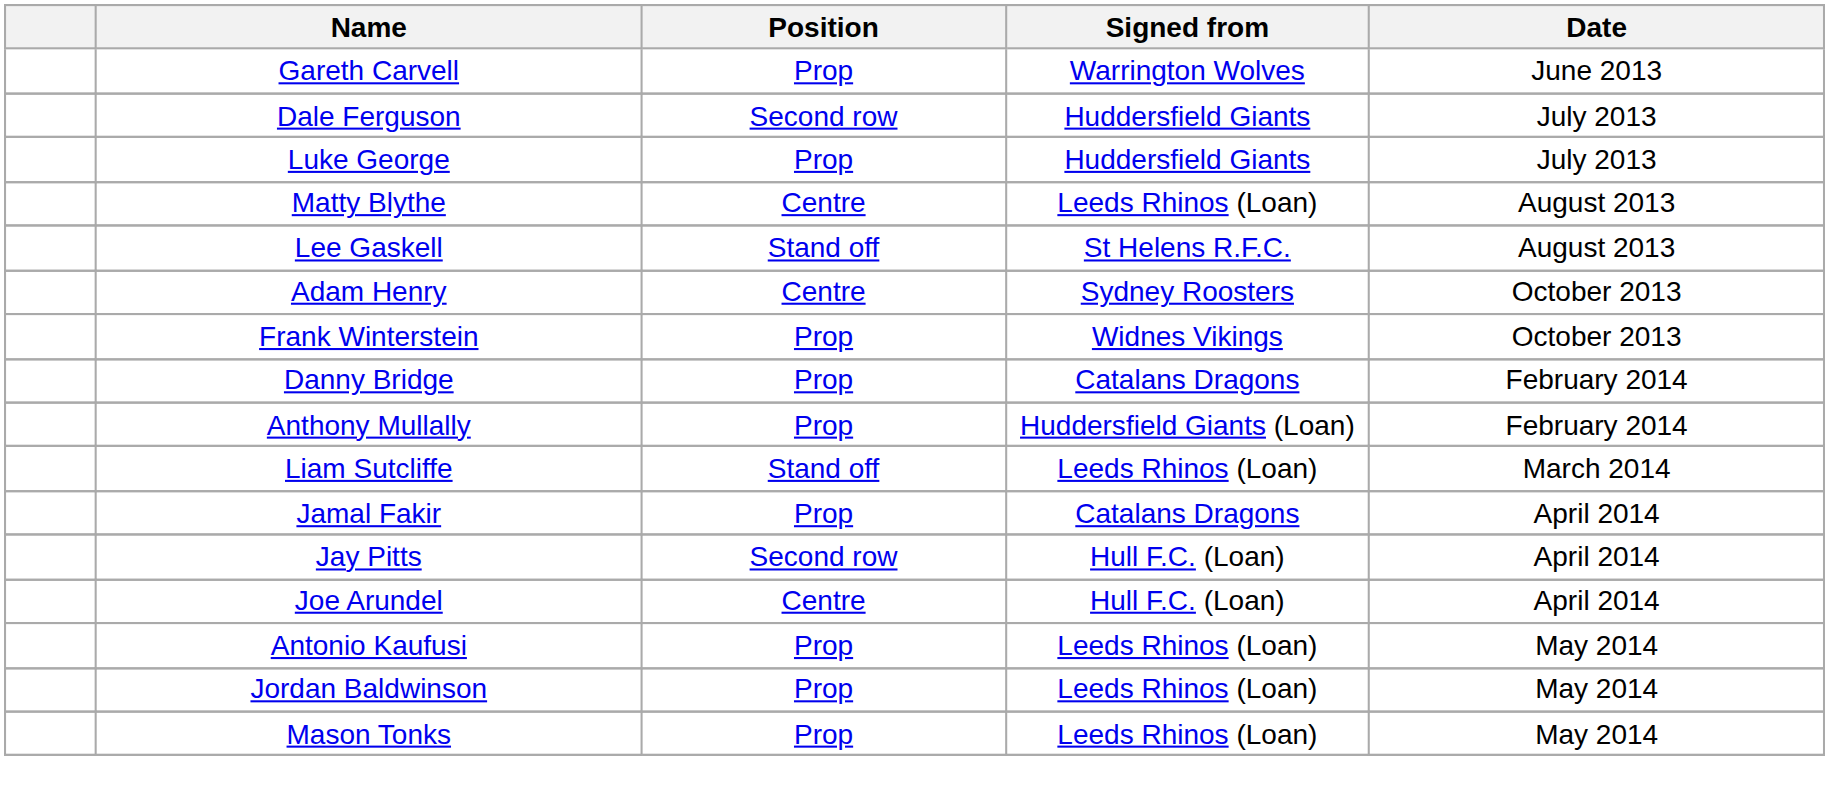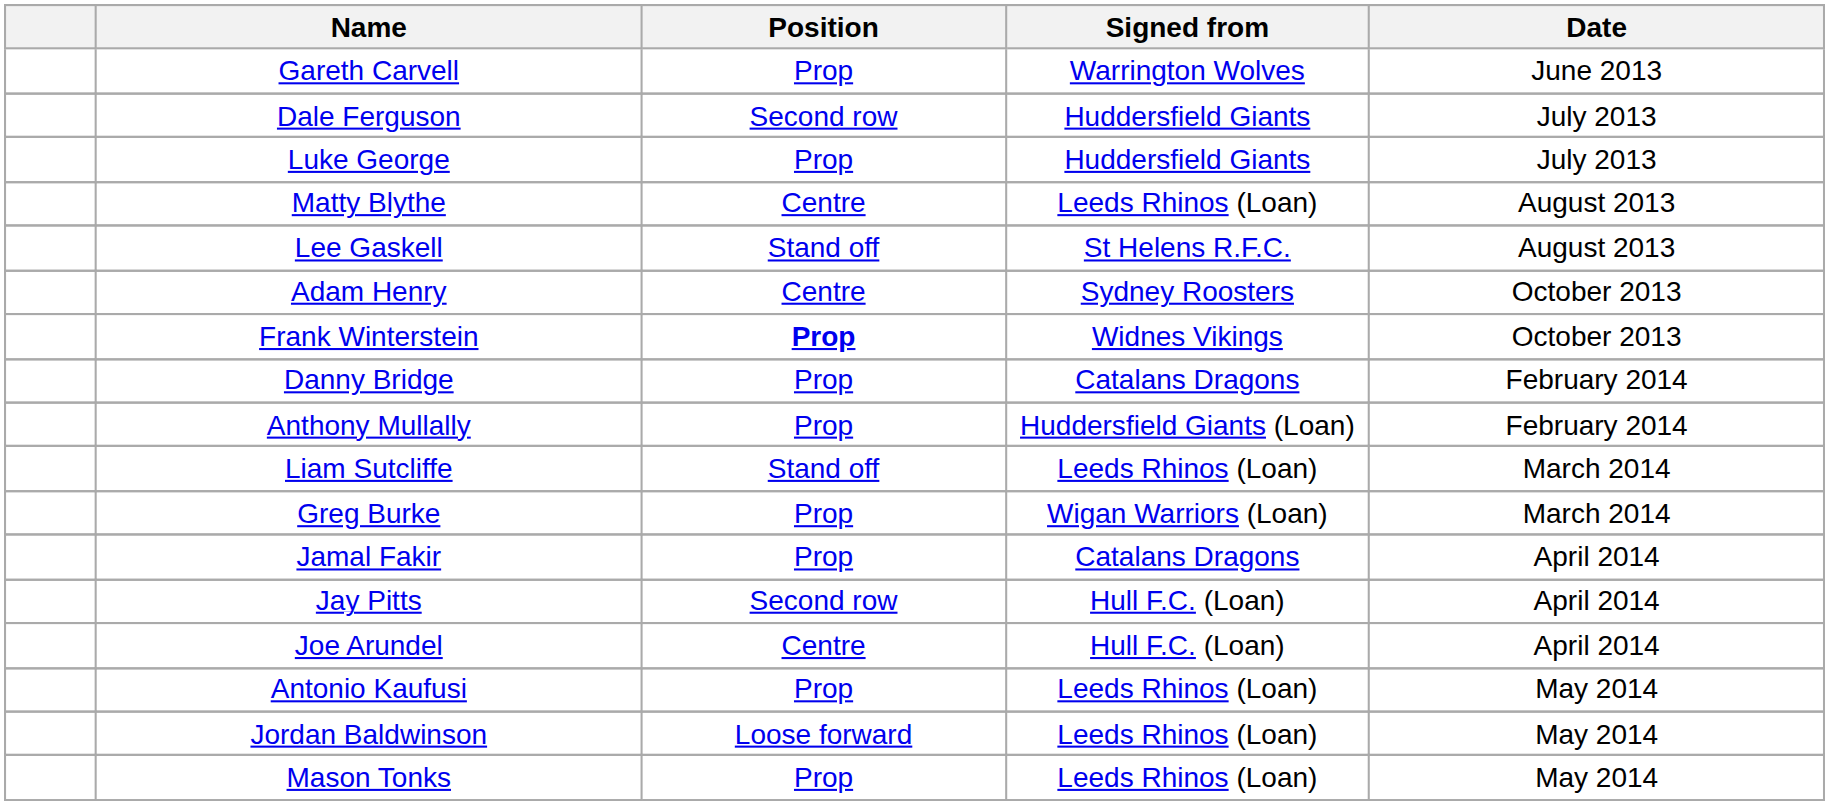(824, 336) normal -> (824, 336) bold
+ row: (369, 512)
(824, 689) Prop -> (824, 733) Loose forward
